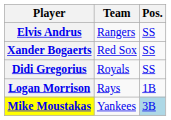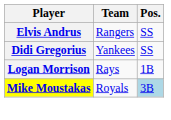- row: (49, 50)
(113, 69) Royals -> (115, 50) Yankees
(116, 106) Yankees -> (112, 87) Royals
